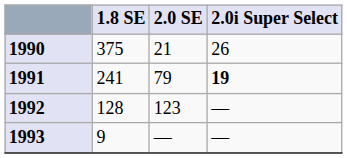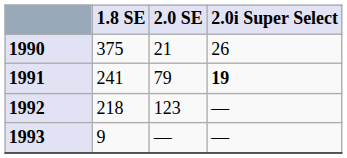(110, 108) 128 -> (110, 108) 218
